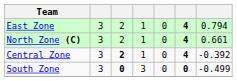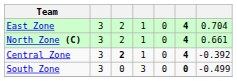(214, 26) 0.794 -> (214, 26) 0.704
(122, 69) bold -> (122, 69) normal
